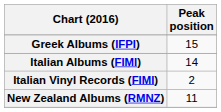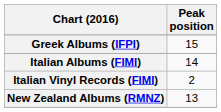(192, 98) 11 -> (192, 98) 13
